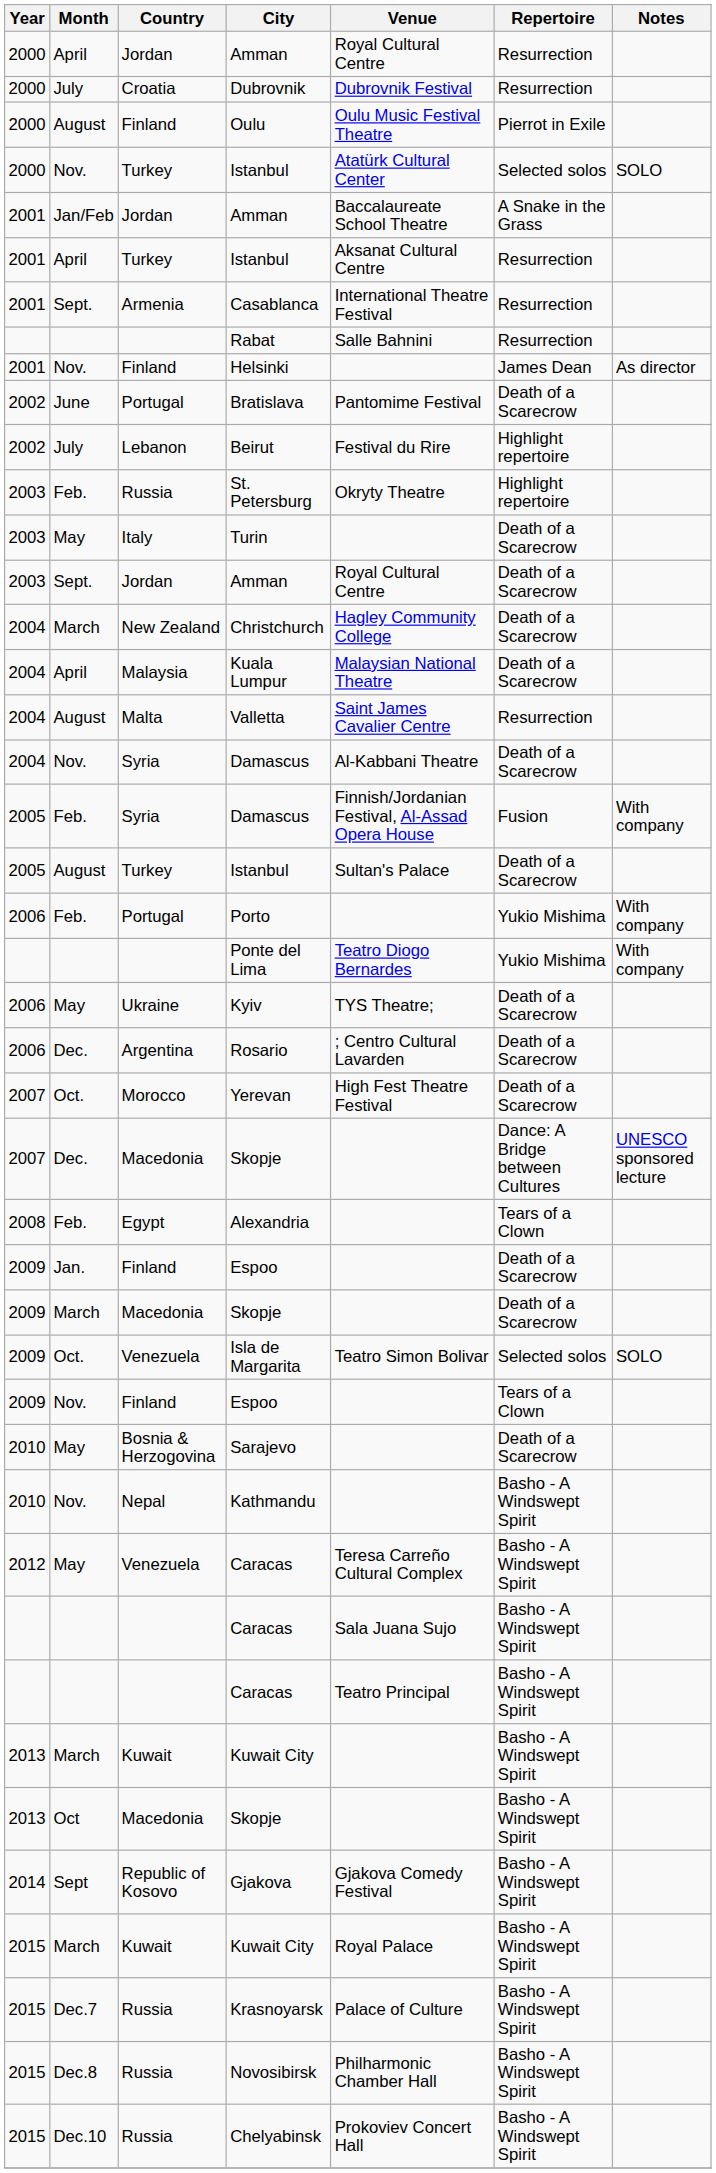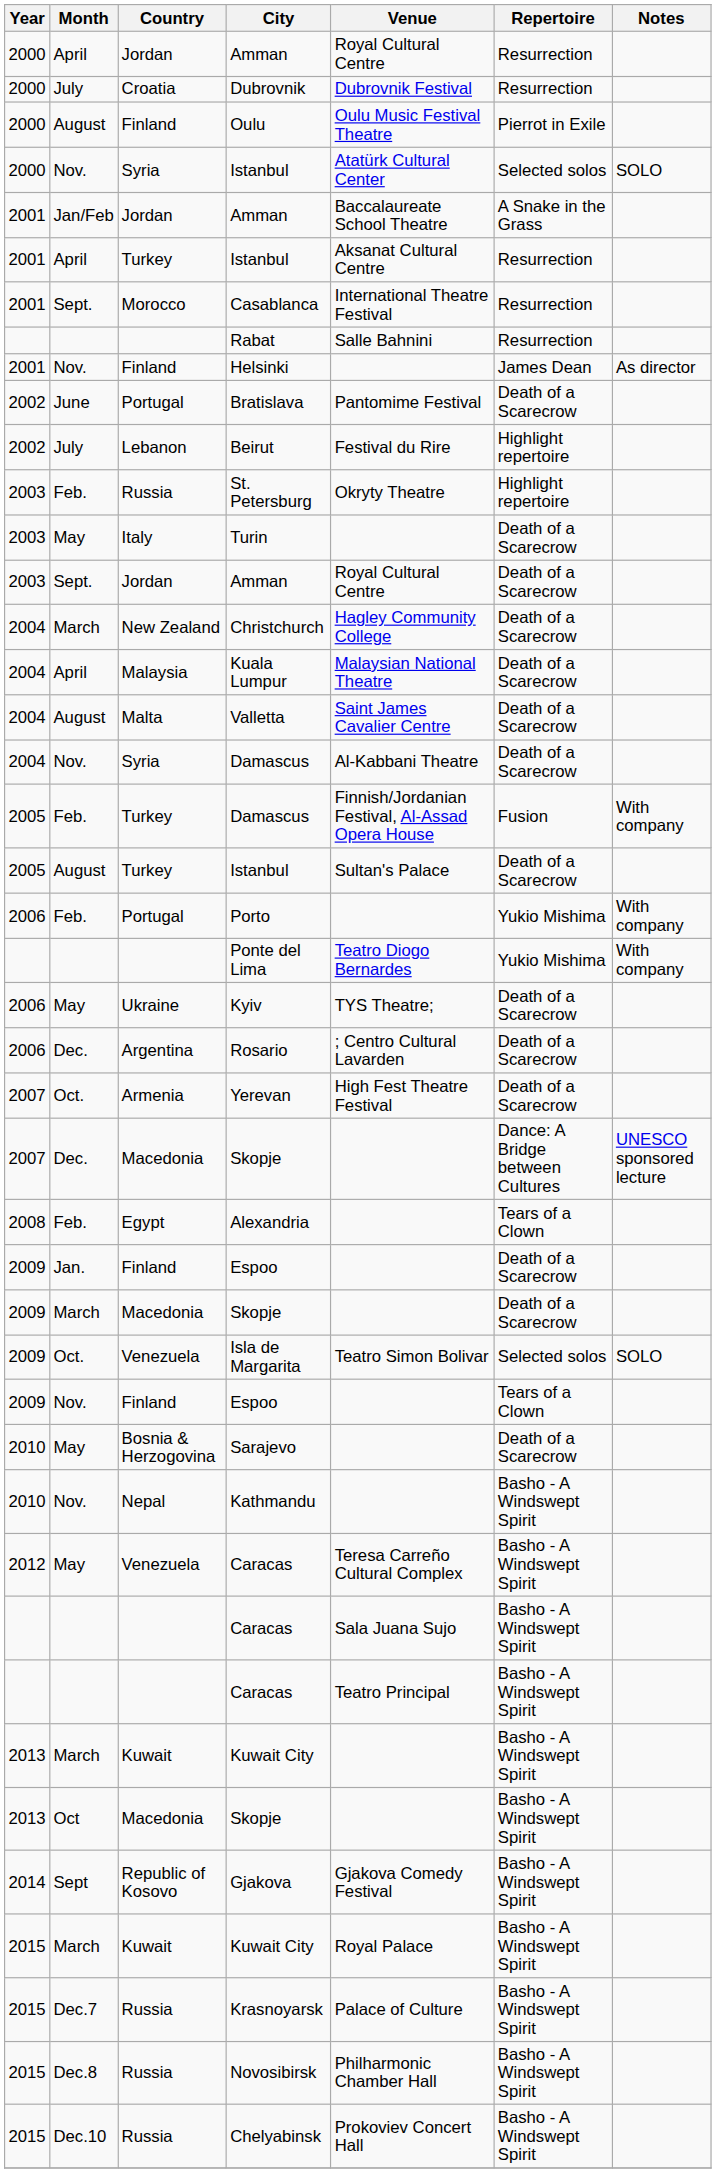(147, 170) Turkey -> (141, 170) Syria
(153, 305) Armenia -> (154, 305) Morocco
(545, 717) Resurrection -> (537, 717) Death of a Scarecrow
(141, 817) Syria -> (147, 817) Turkey
(154, 1096) Morocco -> (153, 1096) Armenia
